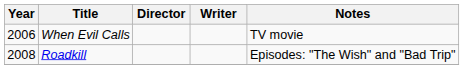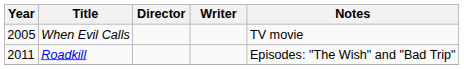(21, 34) 2006 -> (21, 34) 2005
(21, 54) 2008 -> (21, 54) 2011
